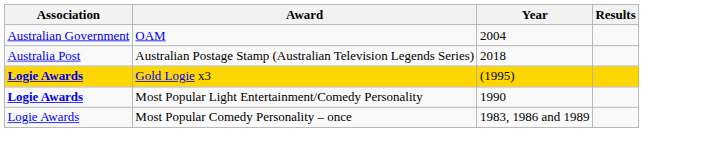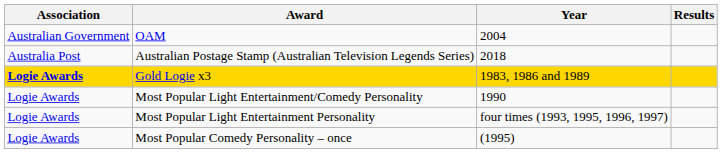(497, 76) (1995) -> (535, 76) 1983, 1986 and 1989
(45, 96) bold -> (43, 96) normal
+ row: (255, 117)
(535, 117) 1983, 1986 and 1989 -> (497, 138) (1995)
